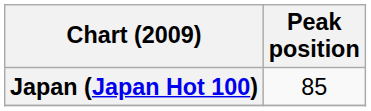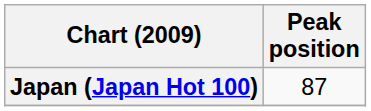(314, 86) 85 -> (314, 86) 87
